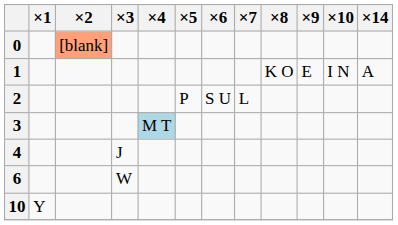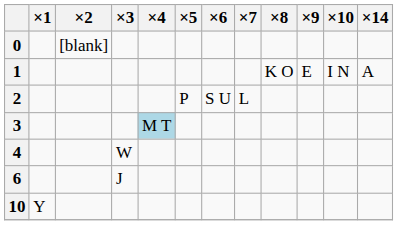(84, 44) lightsalmon background -> (84, 44) no background
(119, 152) J -> (124, 152) W
(124, 179) W -> (119, 179) J
